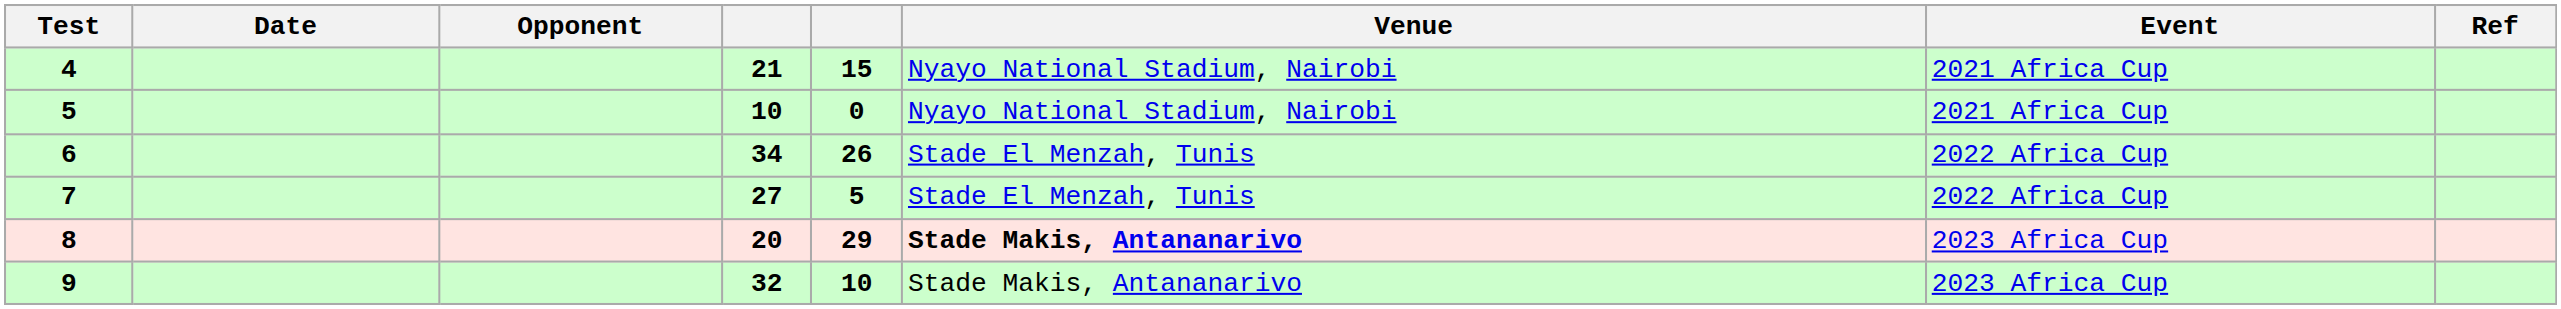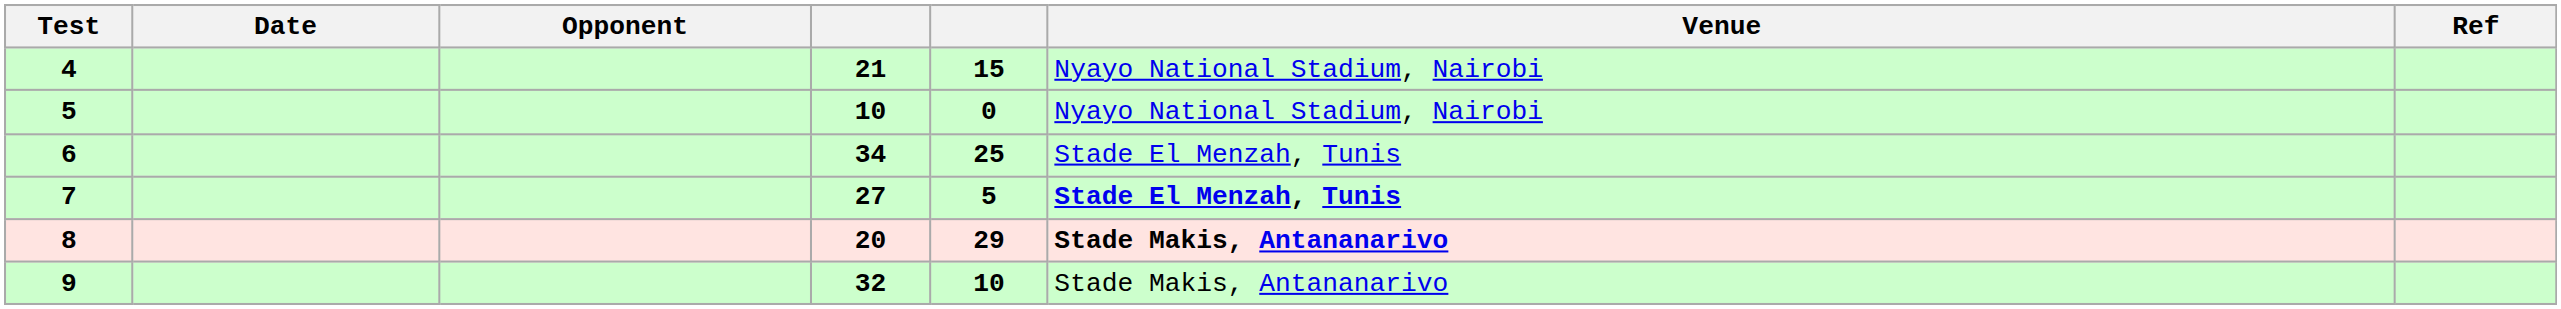- column: (2180, 26)
(857, 155) 26 -> (989, 155) 25
(1081, 198) normal -> (1228, 198) bold
